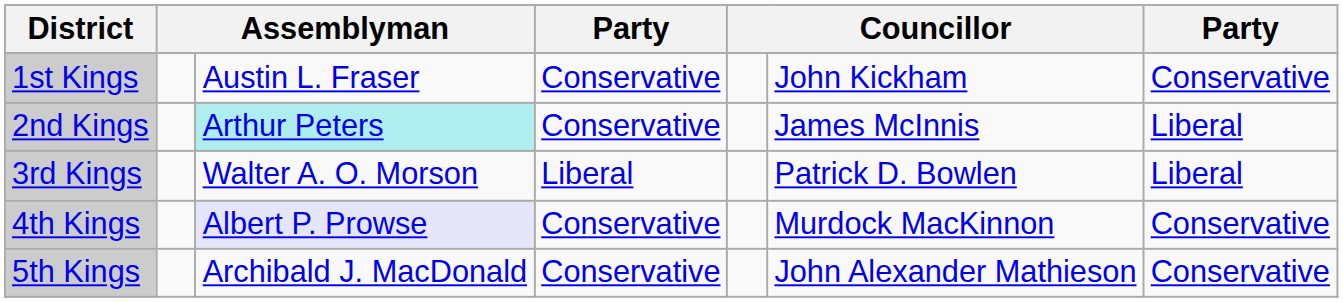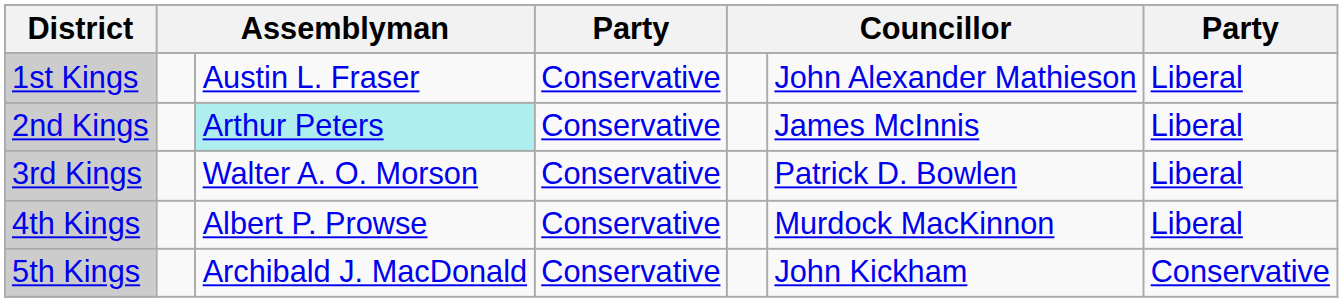(871, 77) John Kickham -> (955, 77) John Alexander Mathieson
(1240, 77) Conservative -> (1197, 77) Liberal
(587, 175) Liberal -> (631, 175) Conservative
(315, 223) lavender background -> (315, 223) no background
(1240, 223) Conservative -> (1197, 223) Liberal
(955, 272) John Alexander Mathieson -> (871, 272) John Kickham
